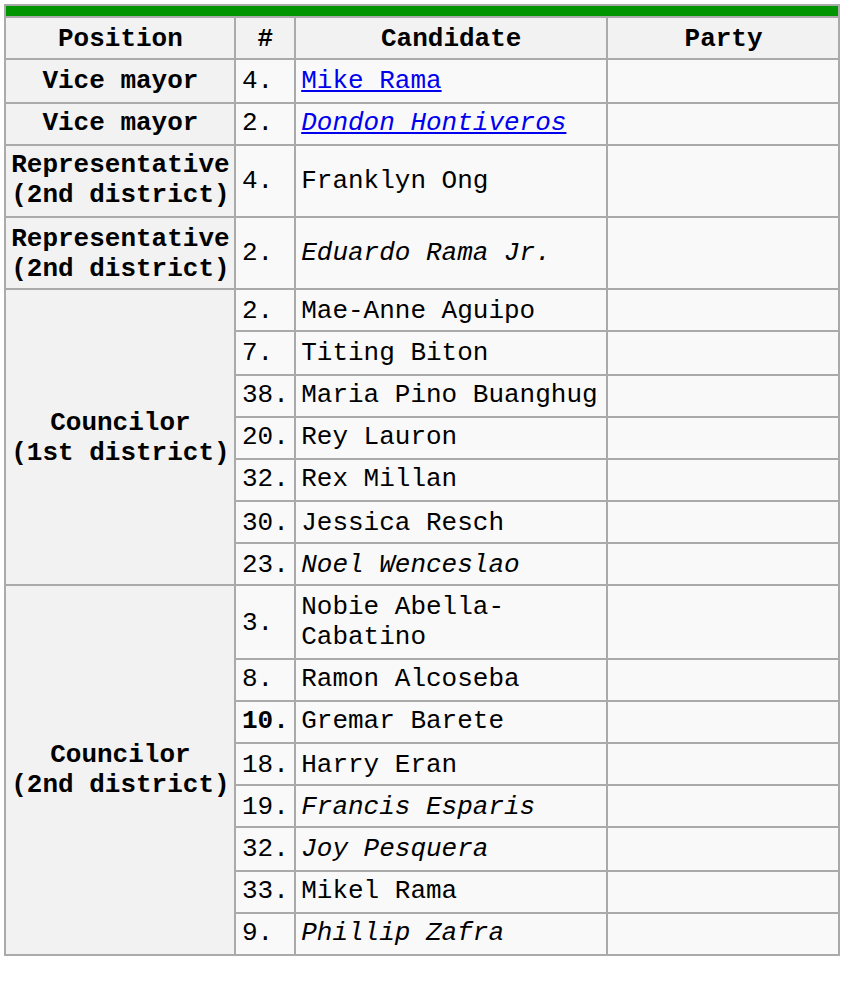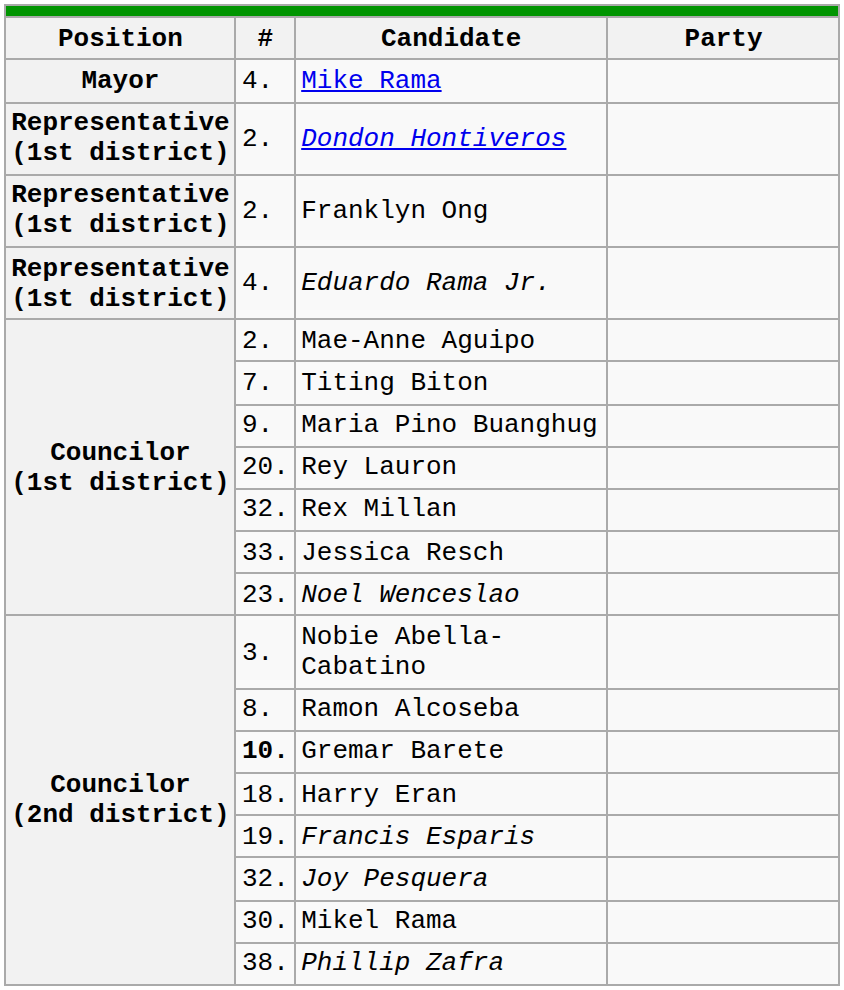(120, 81) Vice mayor -> (120, 81) Mayor
(120, 123) Vice mayor -> (120, 138) Representative (1st district)
(120, 181) Representative (2nd district) -> (120, 211) Representative (1st district)
(258, 181) 4. -> (258, 211) 2.
(120, 253) Representative (2nd district) -> (120, 283) Representative (1st district)
(258, 253) 2. -> (258, 283) 4.
(265, 395) 38. -> (258, 425) 9.
(265, 522) 30. -> (265, 552) 33.
(265, 891) 33. -> (265, 921) 30.
(258, 934) 9. -> (265, 964) 38.
